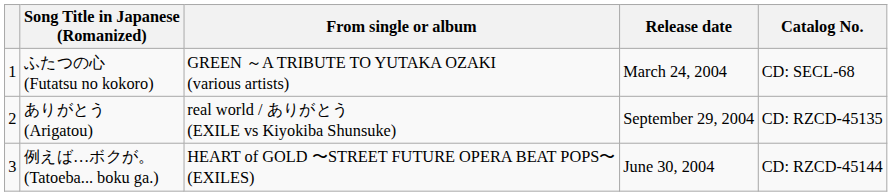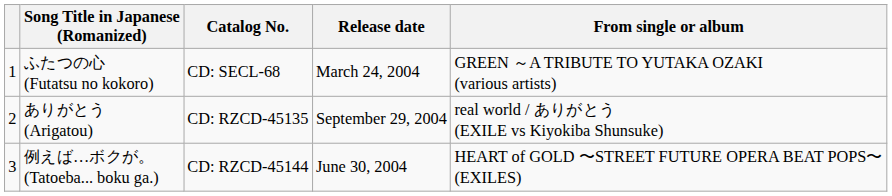columns swapped: (402, 26) <-> (822, 26)
